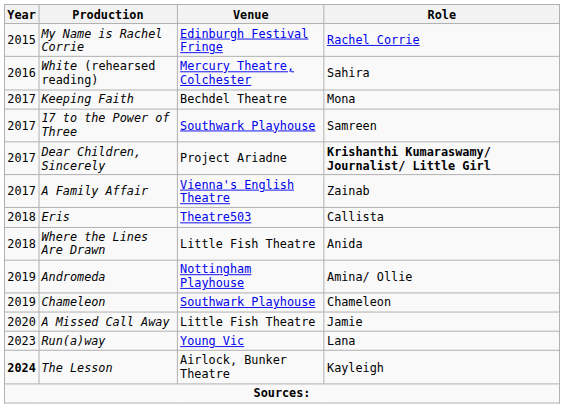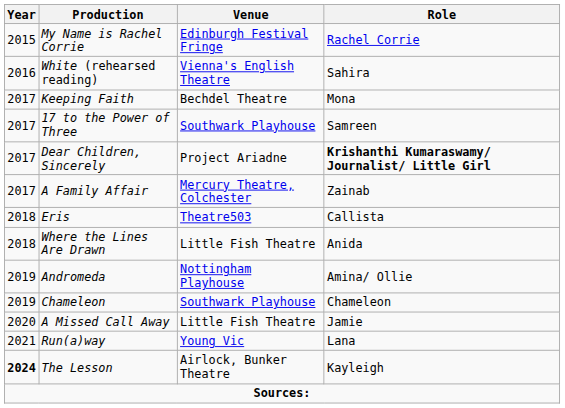(237, 73) Mercury Theatre, Colchester -> (237, 73) Vienna's English Theatre
(237, 191) Vienna's English Theatre -> (237, 191) Mercury Theatre, Colchester
(22, 341) 2023 -> (22, 341) 2021
